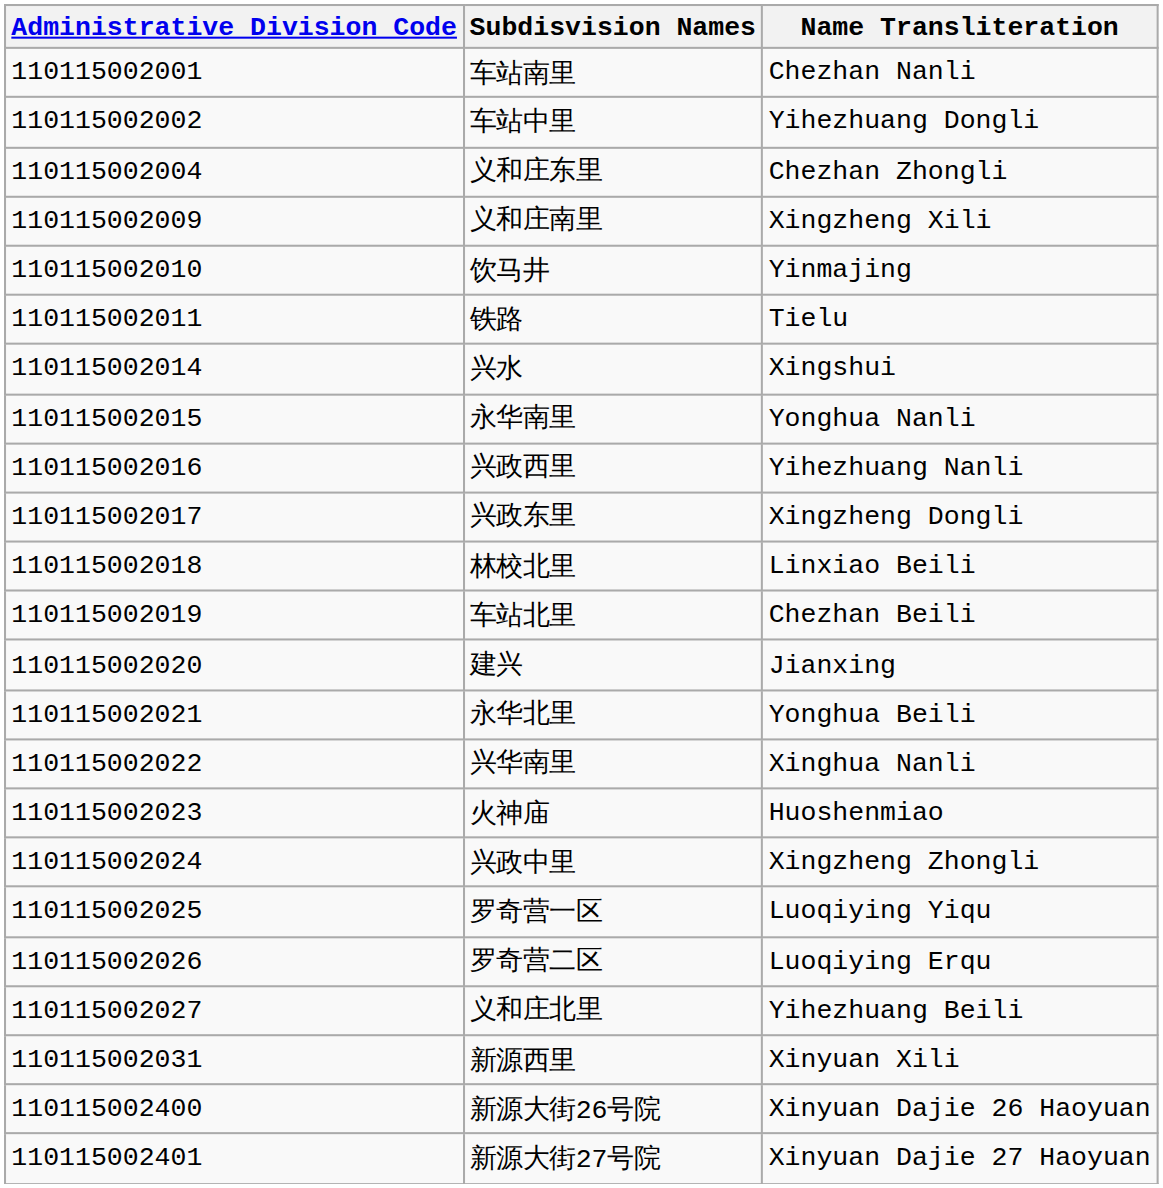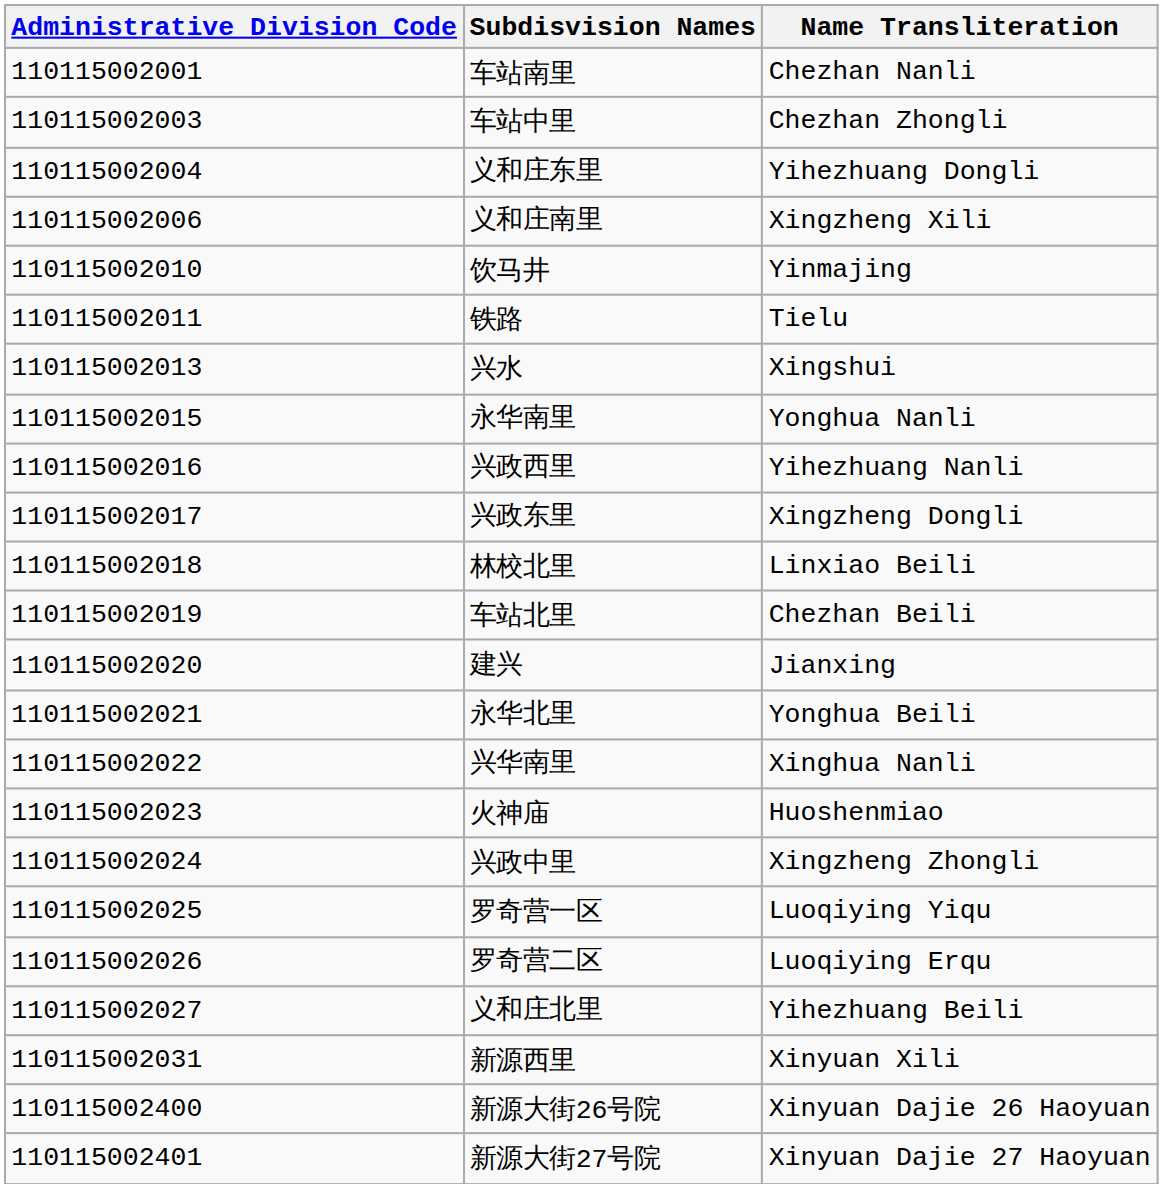(107, 122) 110115002002 -> (107, 122) 110115002003
(904, 122) Yihezhuang Dongli -> (888, 122) Chezhan Zhongli
(888, 172) Chezhan Zhongli -> (904, 172) Yihezhuang Dongli
(107, 221) 110115002009 -> (107, 221) 110115002006
(107, 369) 110115002014 -> (107, 369) 110115002013
